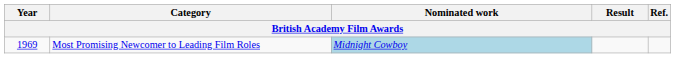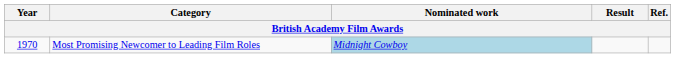(27, 45) 1969 -> (27, 45) 1970
